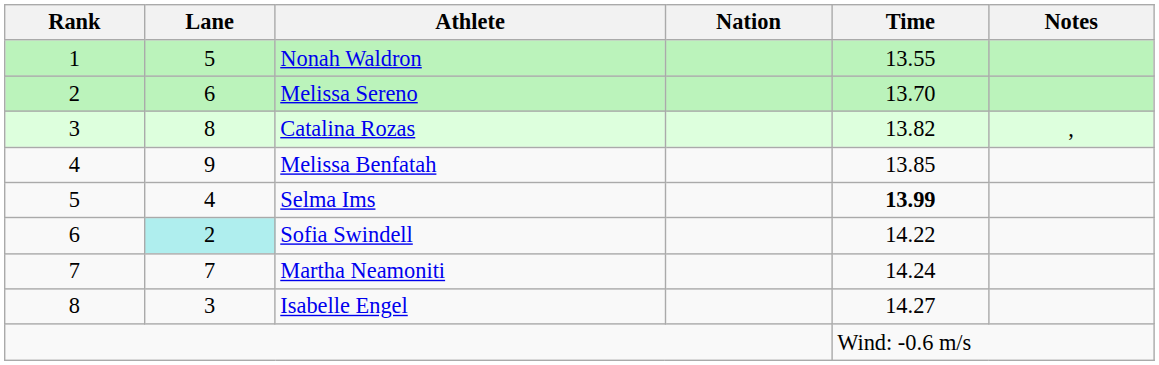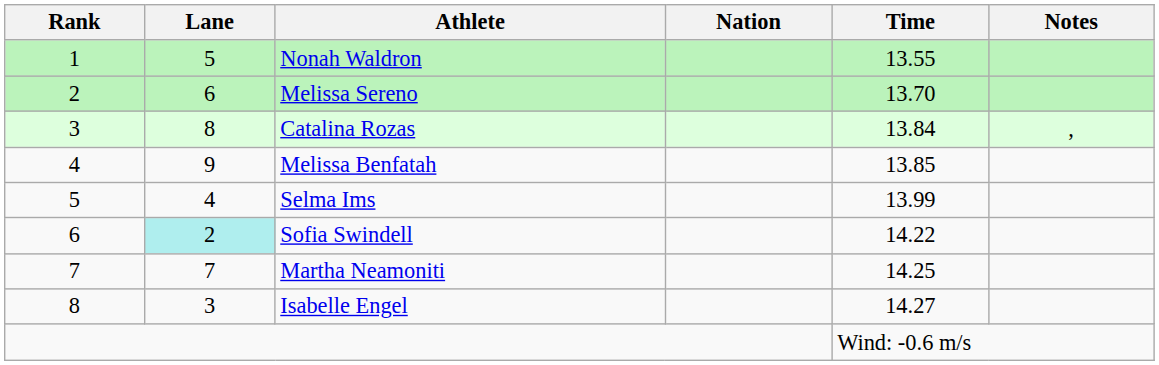(910, 128) 13.82 -> (910, 128) 13.84
(910, 199) bold -> (910, 199) normal
(910, 270) 14.24 -> (910, 270) 14.25
